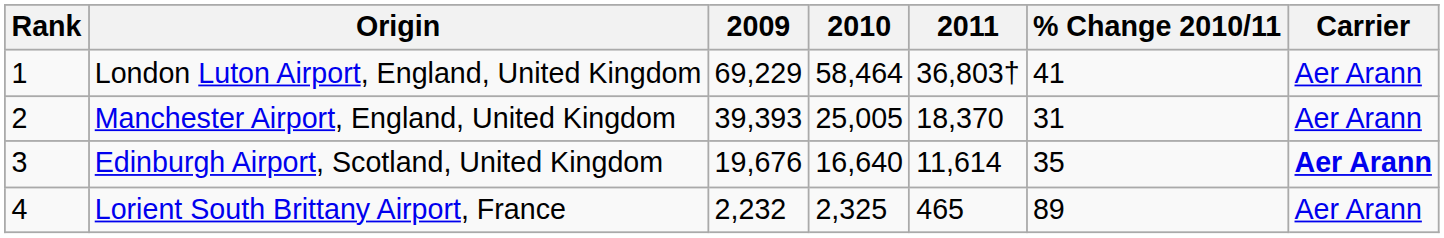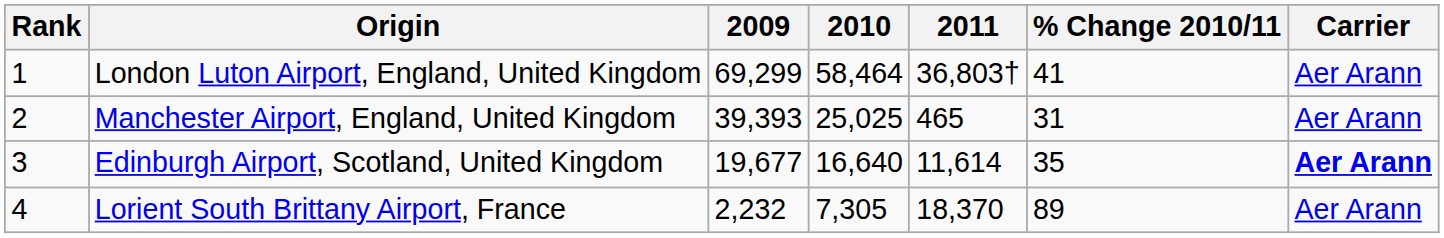(758, 72) 69,229 -> (758, 72) 69,299
(859, 118) 25,005 -> (859, 118) 25,025
(960, 118) 18,370 -> (940, 118) 465
(758, 163) 19,676 -> (758, 163) 19,677
(851, 208) 2,325 -> (851, 208) 7,305
(940, 208) 465 -> (960, 208) 18,370
